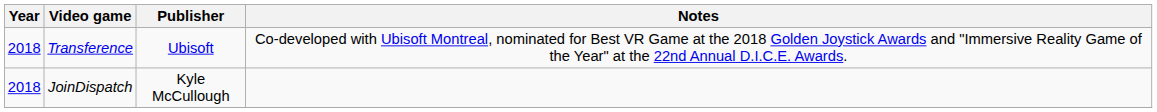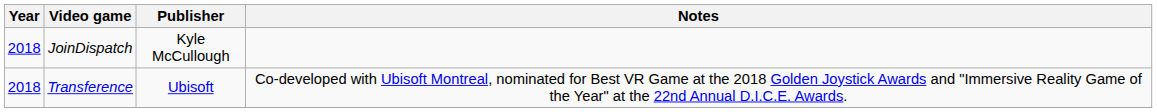rows swapped: (90, 47) <-> (90, 87)
